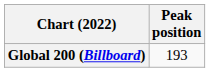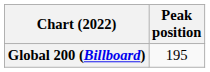(177, 55) 193 -> (177, 55) 195
